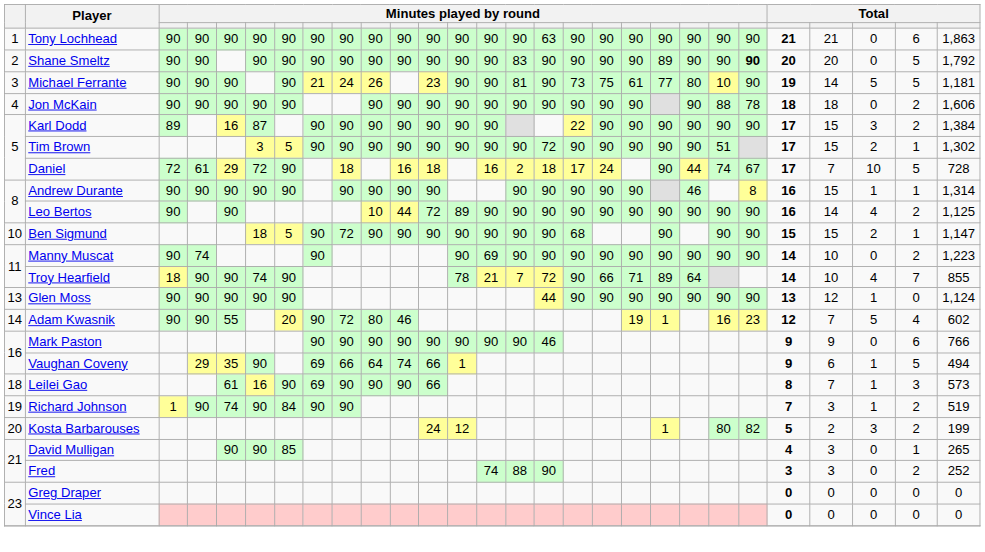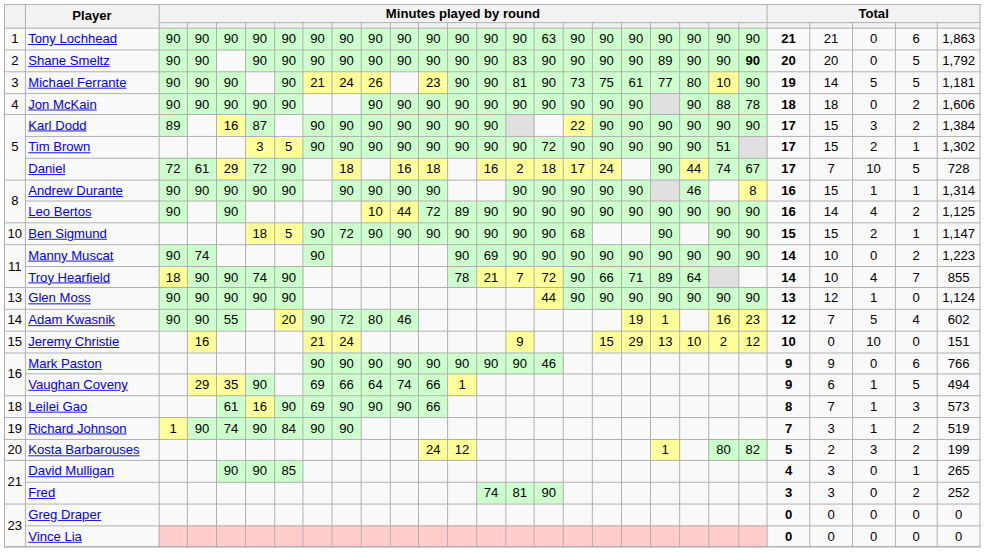+ row: (74, 342)
(520, 472) 88 -> (520, 493) 81
